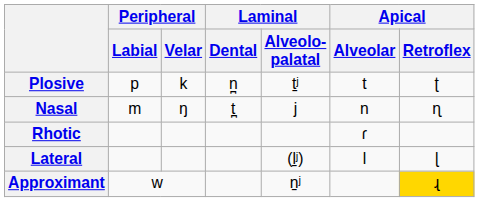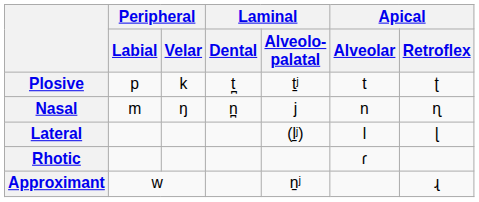(233, 84) n̪ -> (233, 84) t̪
(233, 109) t̪ -> (233, 109) n̪
rows swapped: (56, 134) <-> (56, 158)
(437, 183) gold background -> (437, 183) no background
